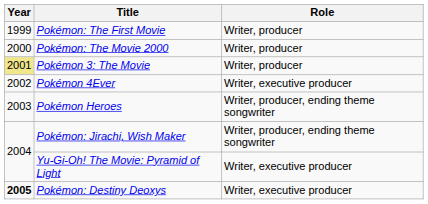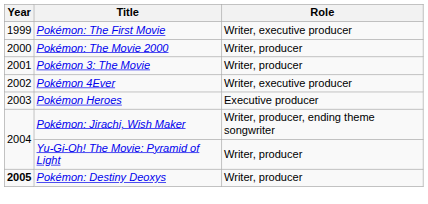(263, 30) Writer, producer -> (288, 30) Writer, executive producer
(19, 65) khaki background -> (19, 65) no background
(299, 107) Writer, producer, ending theme songwriter -> (271, 100) Executive producer
(288, 166) Writer, executive producer -> (263, 154) Writer, producer
(288, 190) Writer, executive producer -> (263, 178) Writer, producer
